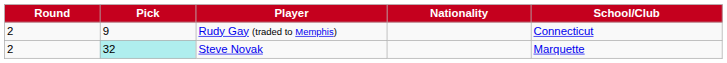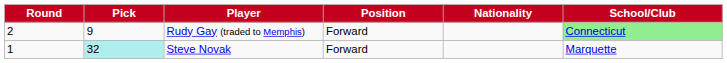+ column: (383, 13)
(564, 31) no background -> (595, 31) lightgreen background
(10, 49) 2 -> (10, 49) 1
